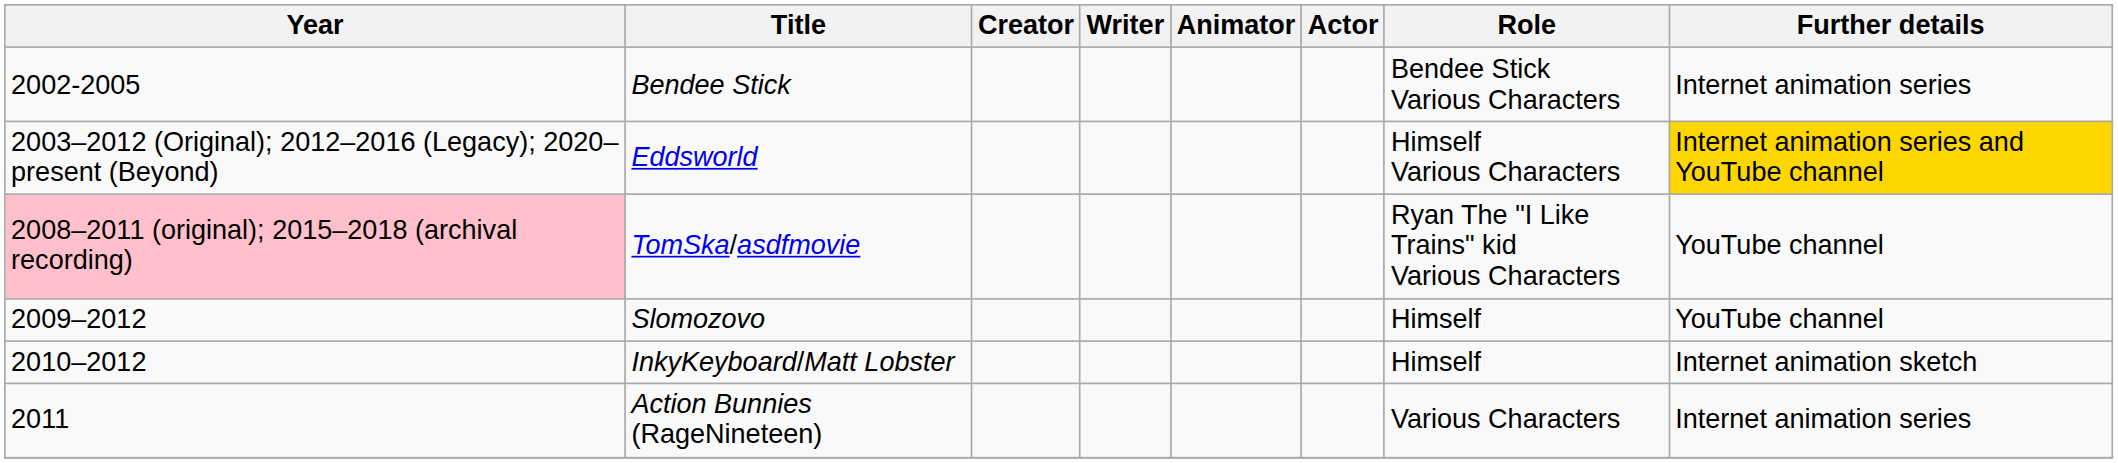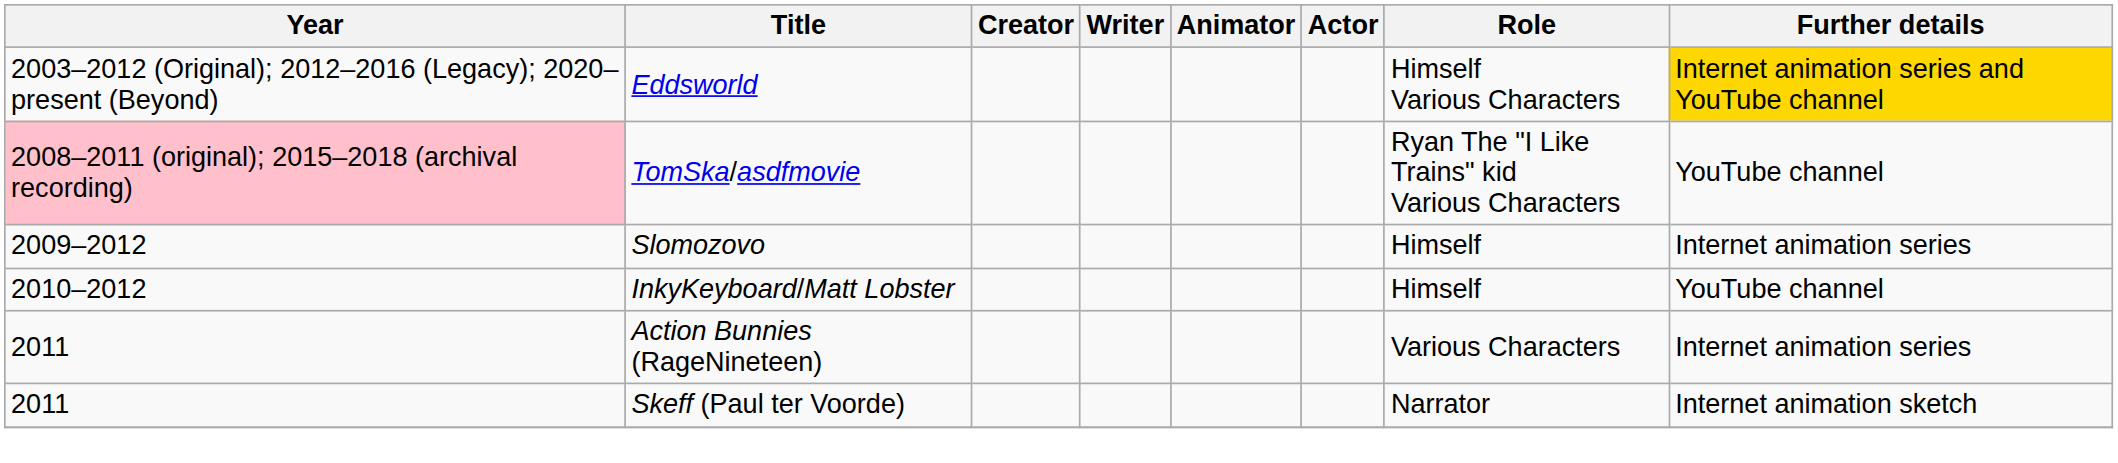- row: (711, 84)
(1779, 319) YouTube channel -> (1823, 245) Internet animation series
(1826, 362) Internet animation sketch -> (1779, 288) YouTube channel
+ row: (768, 404)
